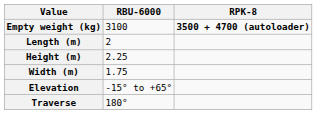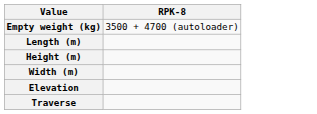- column: (139, 12)
(243, 27) bold -> (172, 27) normal
